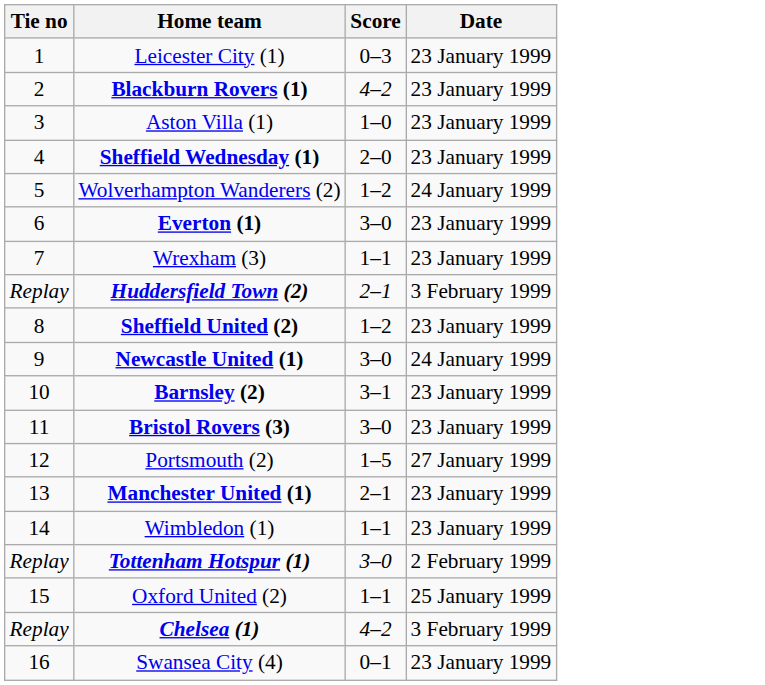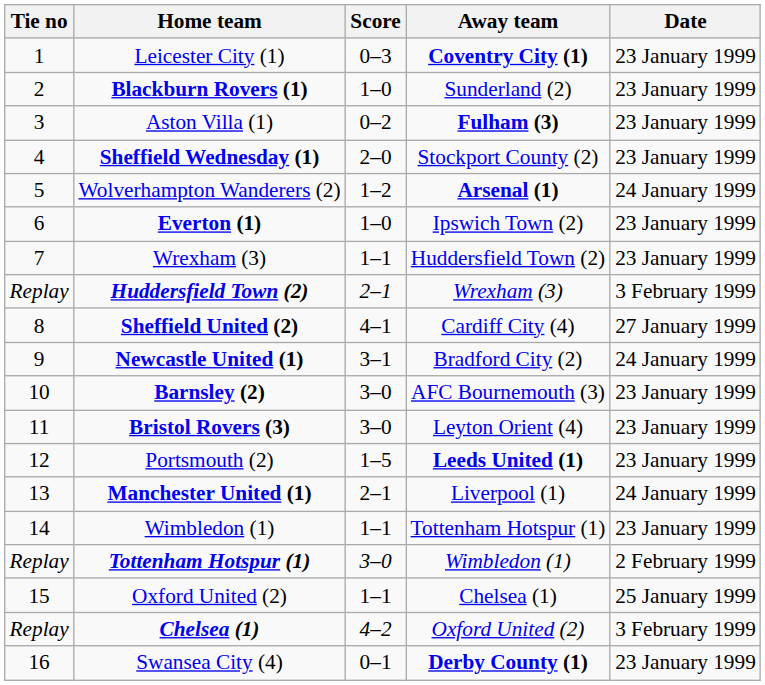+ column: (508, 21)
(376, 88) 4–2 -> (376, 88) 1–0
(376, 122) 1–0 -> (376, 122) 0–2
(376, 223) 3–0 -> (376, 223) 1–0
(376, 325) 1–2 -> (376, 325) 4–1
(481, 325) 23 January 1999 -> (685, 325) 27 January 1999
(376, 358) 3–0 -> (376, 358) 3–1
(376, 392) 3–1 -> (376, 392) 3–0
(481, 460) 27 January 1999 -> (685, 460) 23 January 1999
(481, 493) 23 January 1999 -> (685, 493) 24 January 1999
